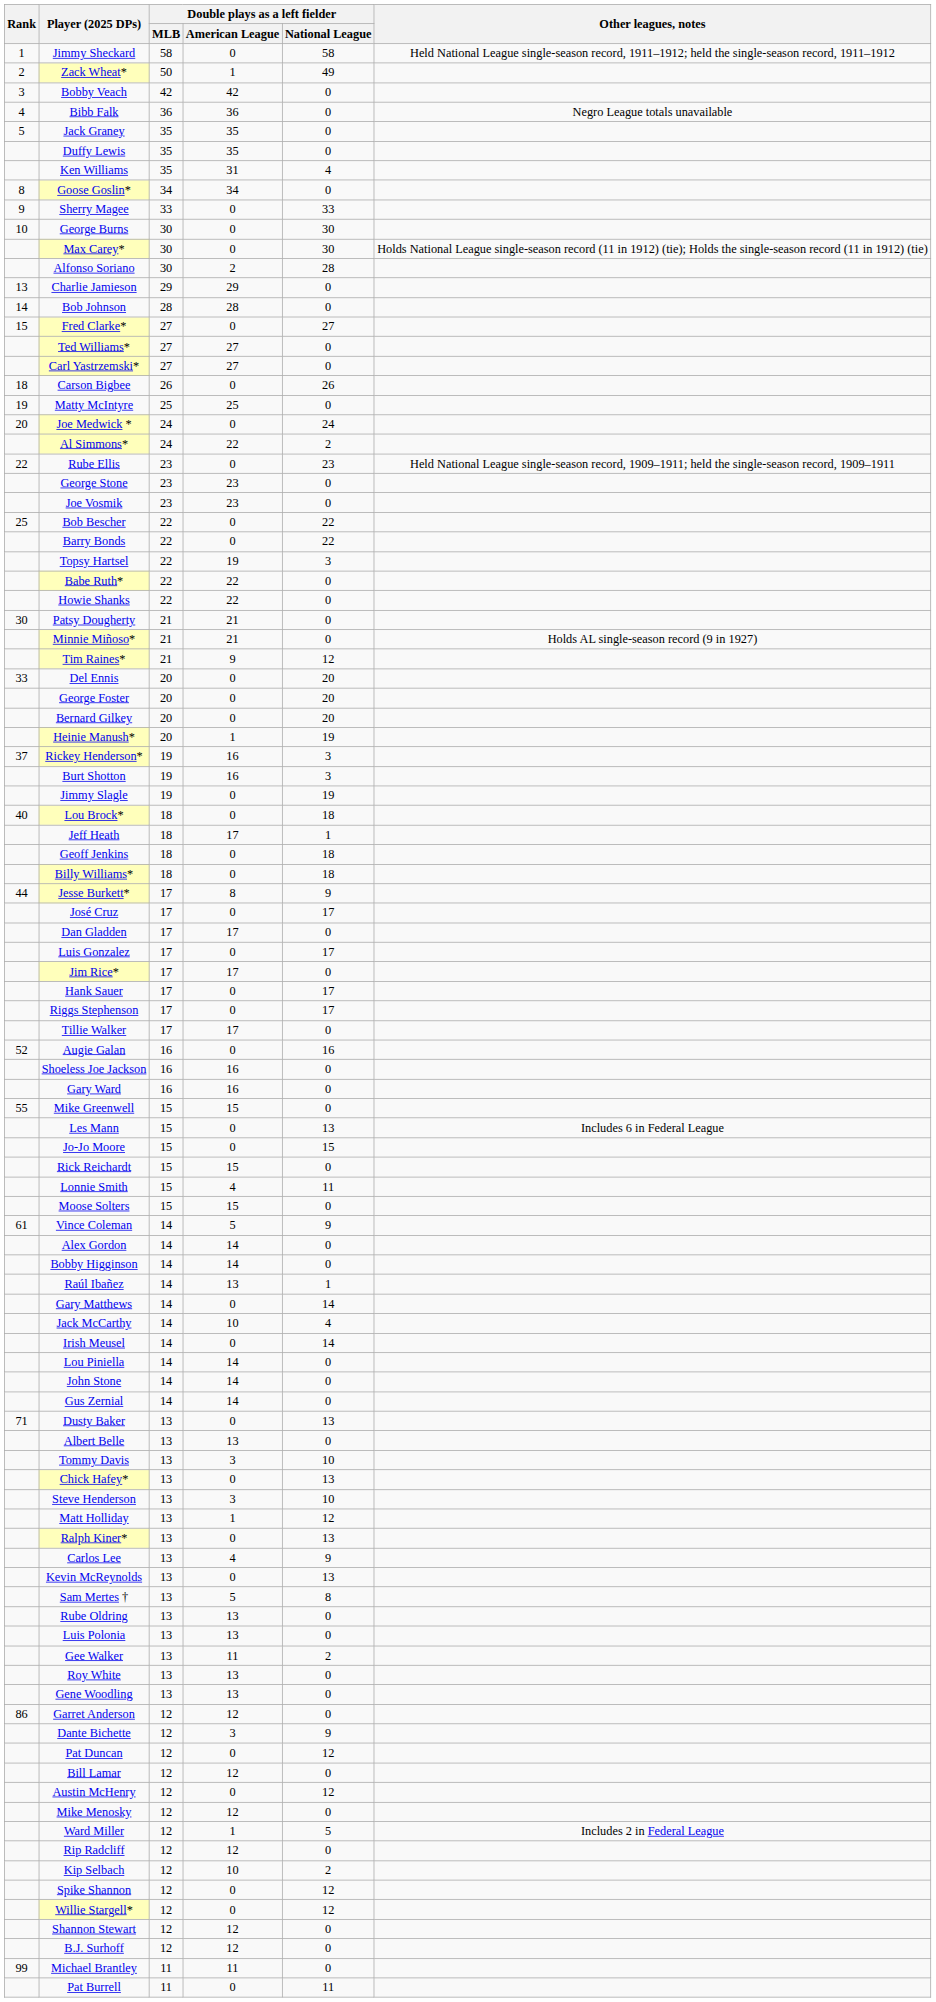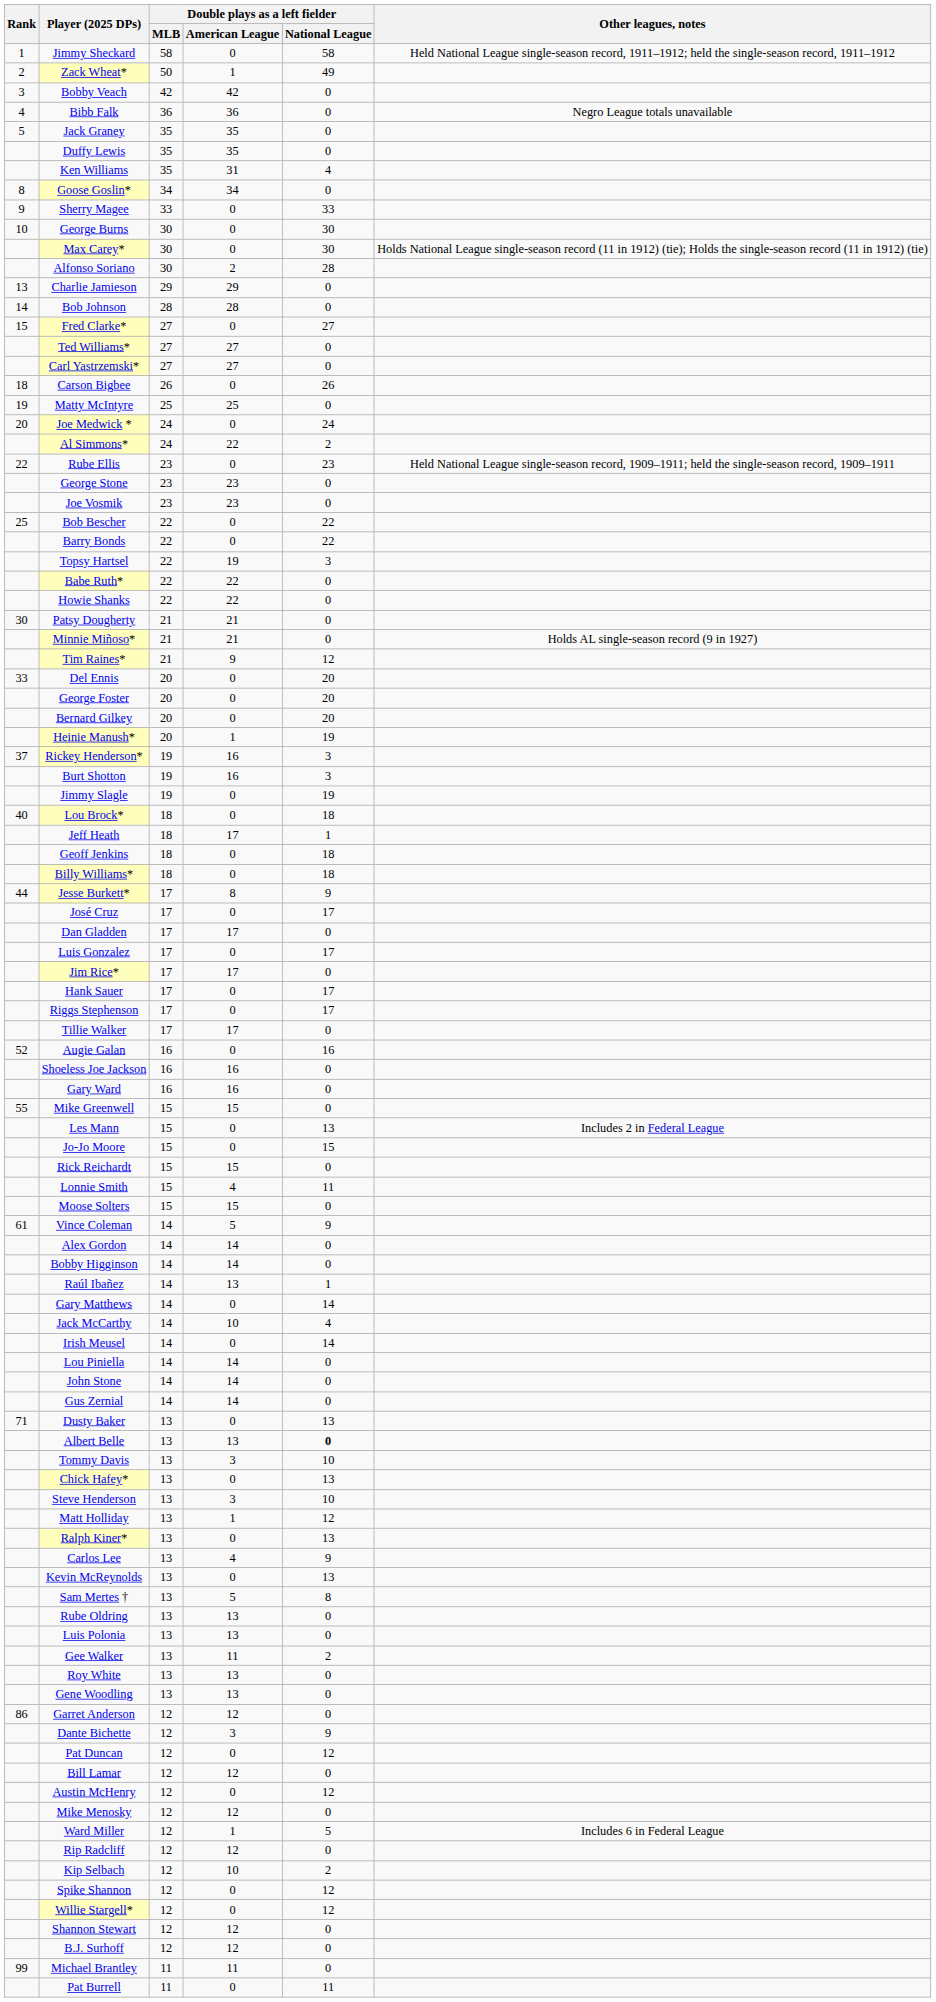(652, 1127) Includes 6 in Federal League -> (652, 1127) Includes 2 in Federal League
(328, 1440) normal -> (328, 1440) bold
(652, 1831) Includes 2 in Federal League -> (652, 1831) Includes 6 in Federal League
